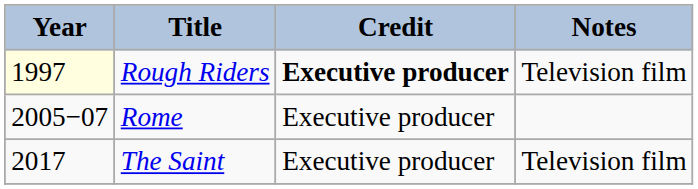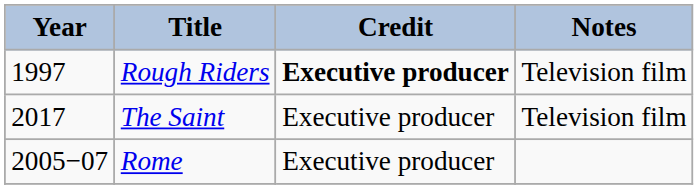(38, 71) lightyellow background -> (38, 71) no background
rows swapped: (152, 116) <-> (173, 161)
